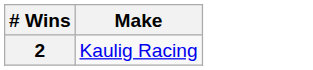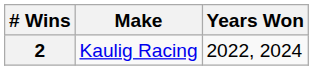+ column: (255, 20)
